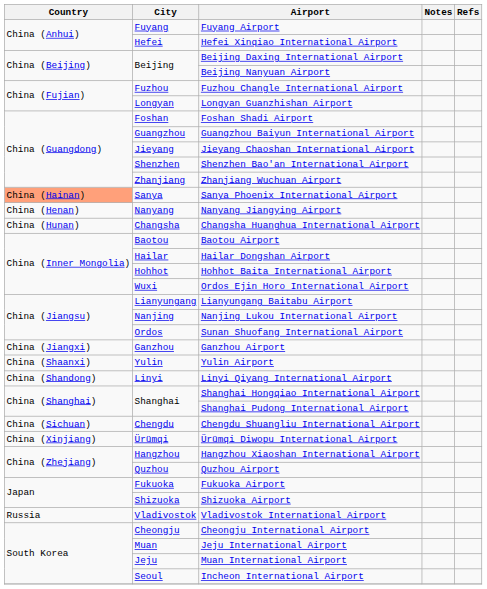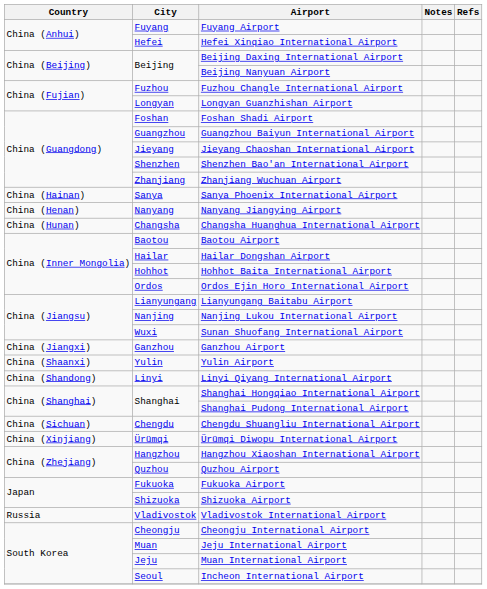(46, 195) lightsalmon background -> (46, 195) no background
(146, 287) Wuxi -> (149, 287) Ordos
(149, 332) Ordos -> (146, 332) Wuxi
